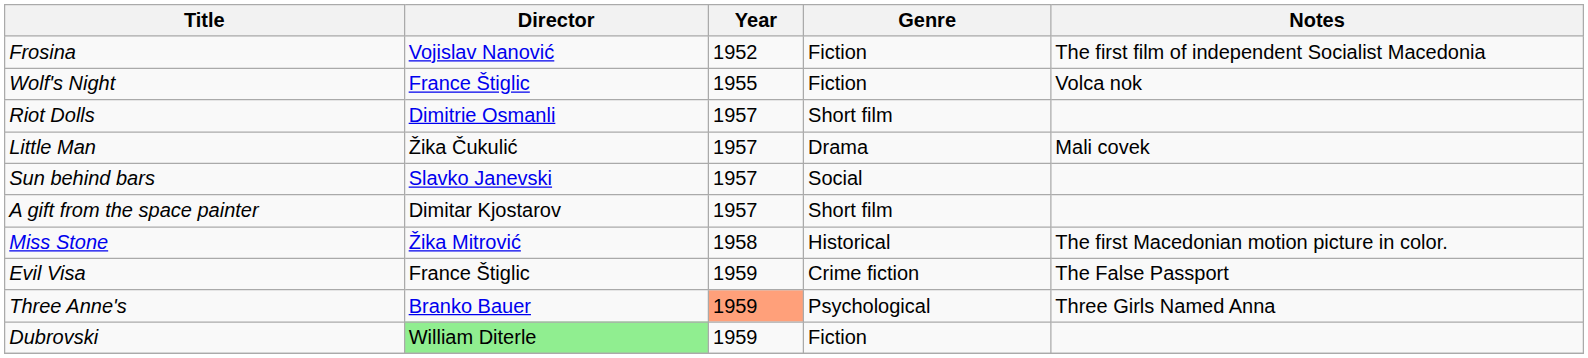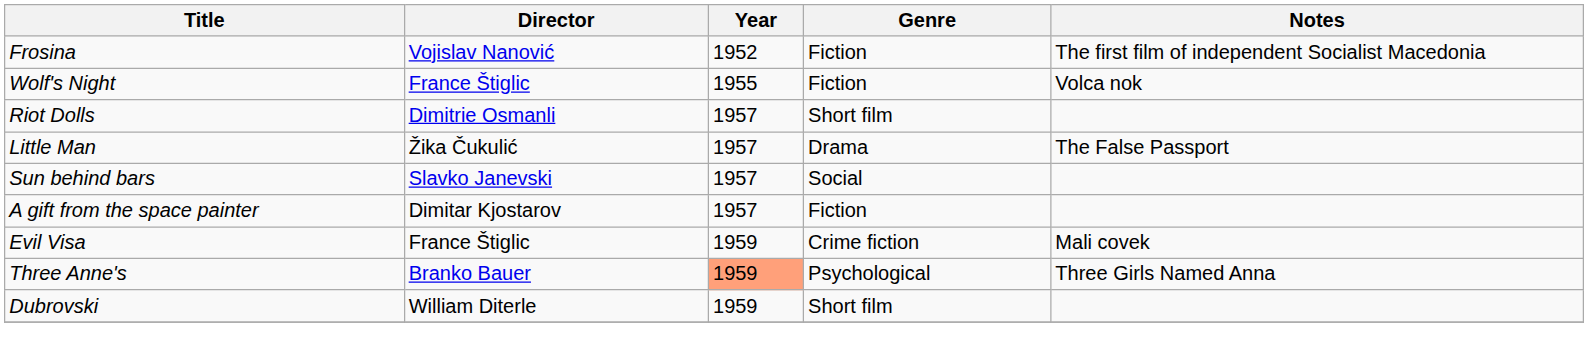(1103, 147) Mali covek -> (1142, 147) The False Passport
(850, 210) Short film -> (838, 210) Fiction
- row: (59, 242)
(1142, 274) The False Passport -> (1103, 242) Mali covek
(473, 337) lightgreen background -> (473, 305) no background
(838, 337) Fiction -> (850, 305) Short film
